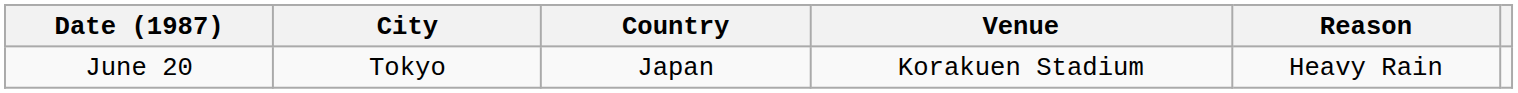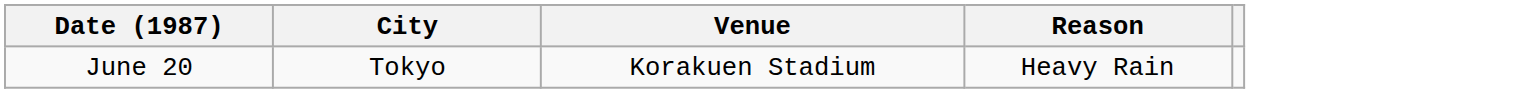- column: (676, 26)
